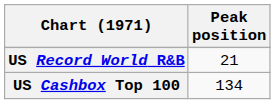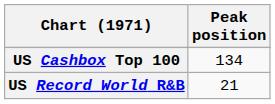rows swapped: (96, 85) <-> (96, 60)
